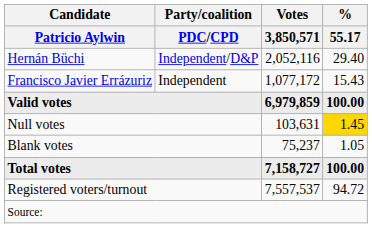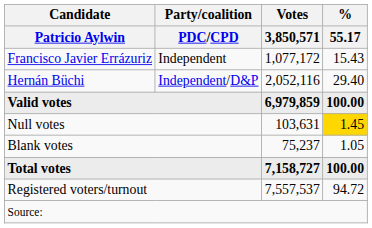rows swapped: (46, 59) <-> (80, 80)
